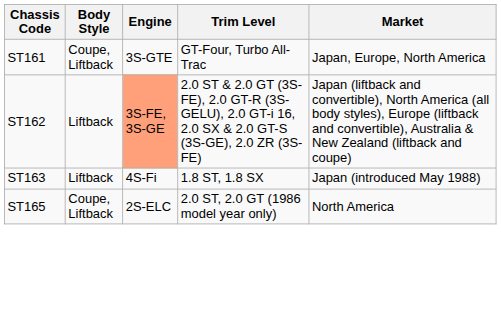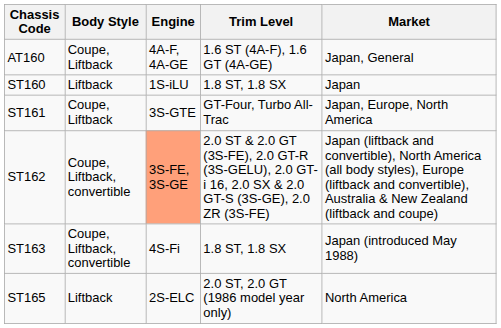+ row: (26, 57)
+ row: (26, 85)
(91, 121) Liftback -> (99, 177) Coupe, Liftback, convertible
(91, 178) Liftback -> (99, 248) Coupe, Liftback, convertible
(91, 206) Coupe, Liftback -> (90, 298) Liftback
